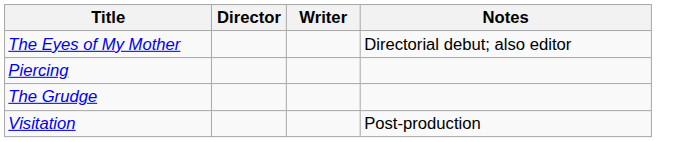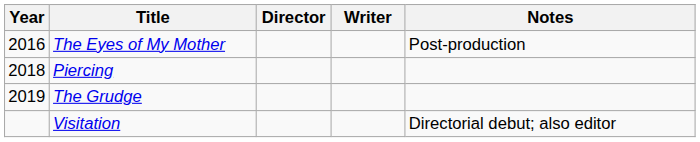+ column: (27, 17)
(468, 44) Directorial debut; also editor -> (467, 44) Post-production
(422, 123) Post-production -> (512, 123) Directorial debut; also editor
